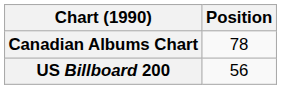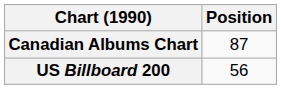(239, 44) 78 -> (239, 44) 87
